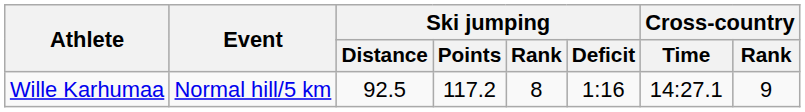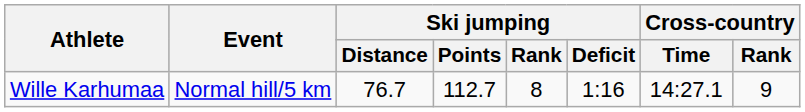(385, 90) 92.5 -> (385, 90) 76.7
(469, 90) 117.2 -> (469, 90) 112.7
